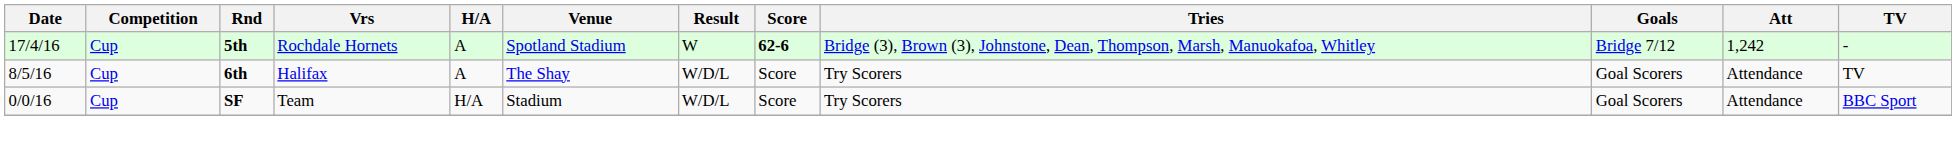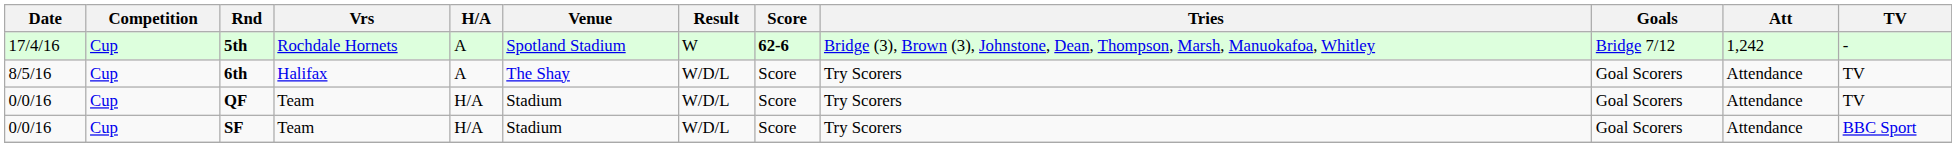+ row: (236, 100)
